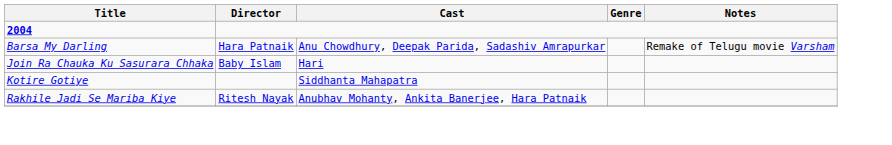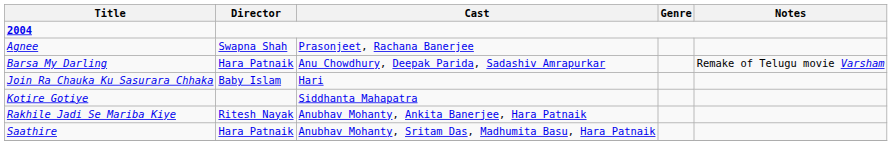+ row: (23, 47)
+ row: (32, 132)
